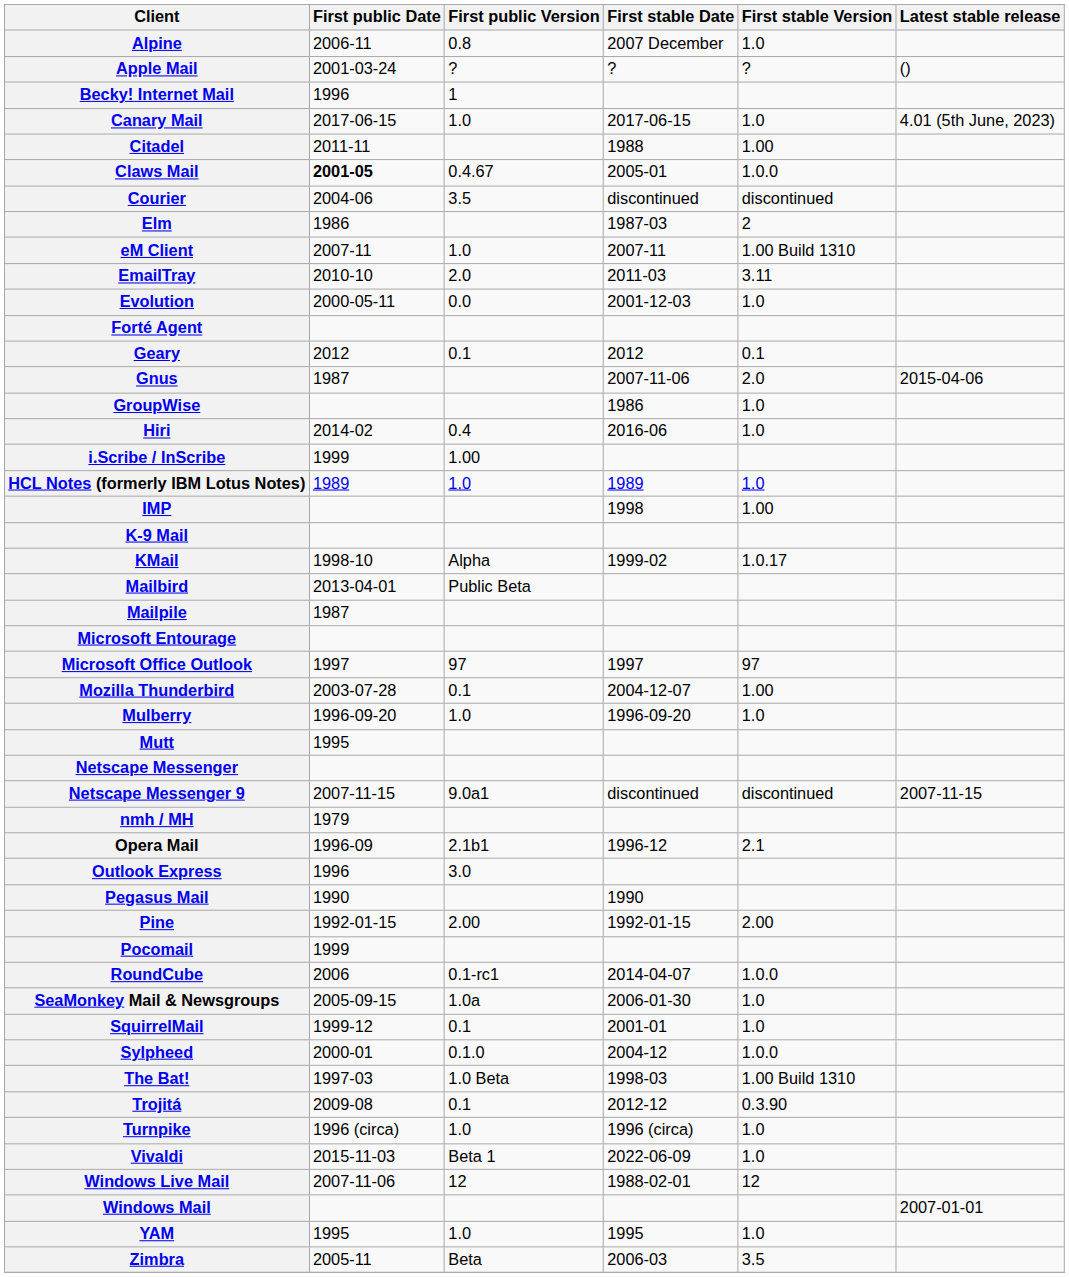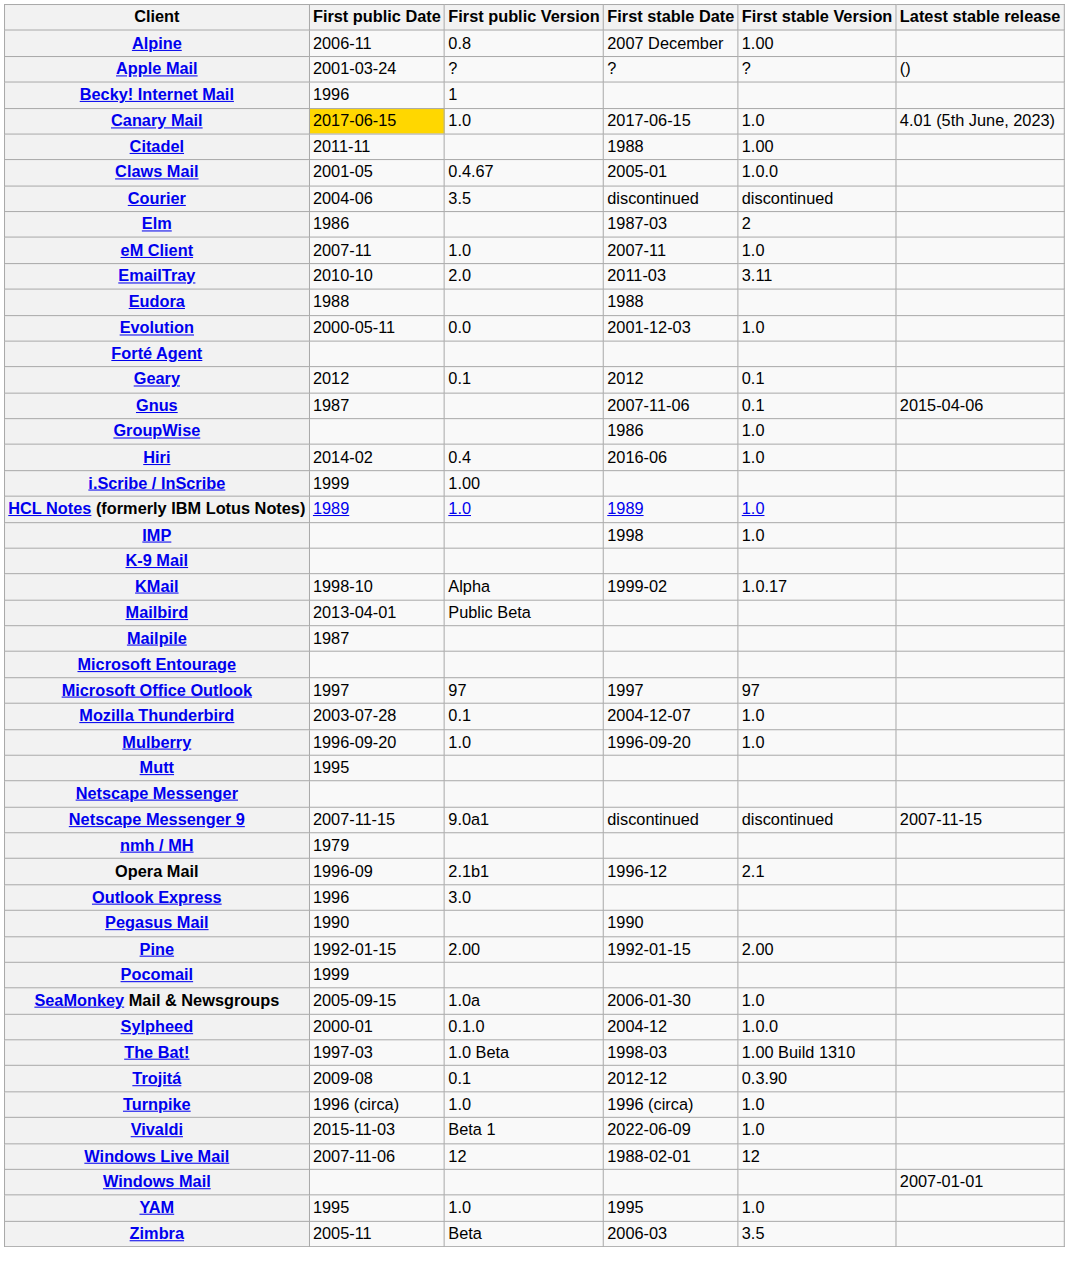(753, 43) 1.0 -> (758, 43) 1.00
(355, 120) no background -> (355, 120) gold background
(343, 172) bold -> (343, 172) normal
(798, 250) 1.00 Build 1310 -> (753, 250) 1.0
+ row: (157, 302)
(753, 379) 2.0 -> (753, 405) 0.1
(758, 509) 1.00 -> (753, 535) 1.0
(758, 690) 1.00 -> (753, 716) 1.0
- row: (157, 975)
- row: (157, 1026)
